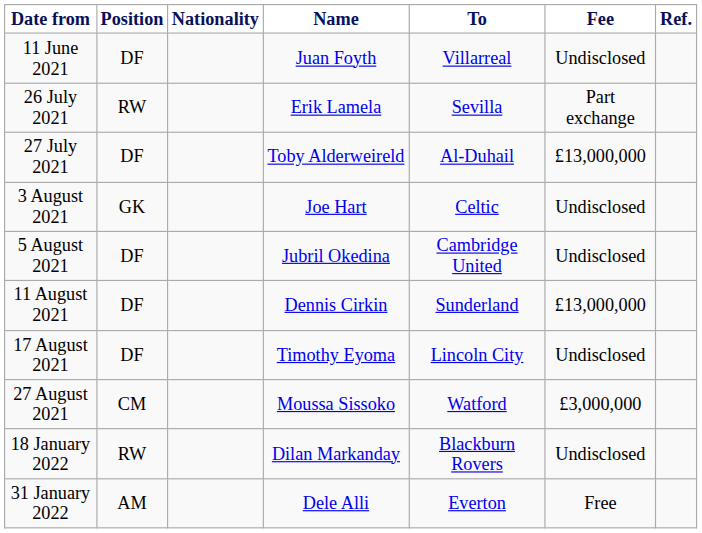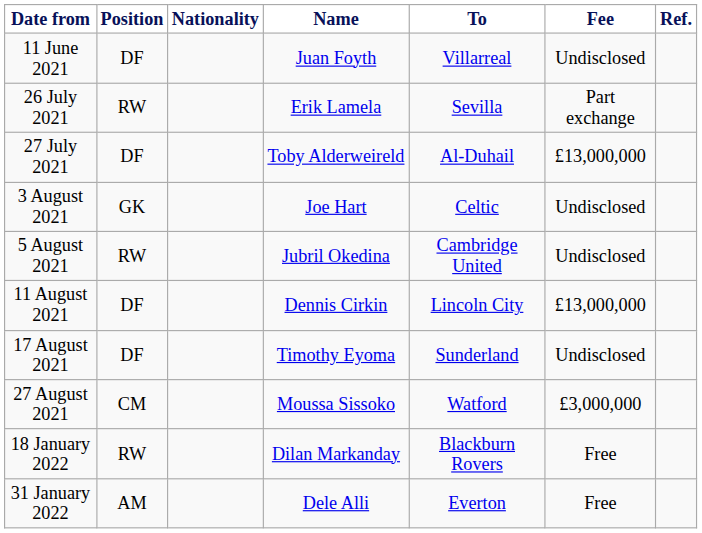(132, 255) DF -> (132, 255) RW
(477, 305) Sunderland -> (477, 305) Lincoln City
(477, 354) Lincoln City -> (477, 354) Sunderland
(600, 453) Undisclosed -> (600, 453) Free
